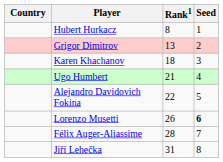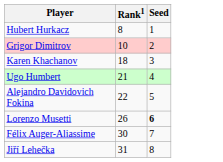- column: (28, 13)
(170, 45) 13 -> (123, 45) 10
(170, 134) 28 -> (123, 134) 30
